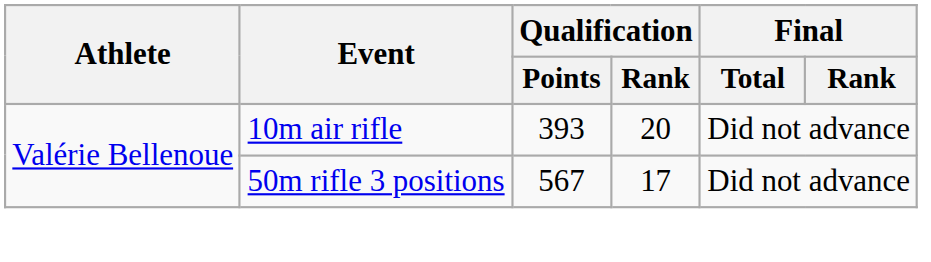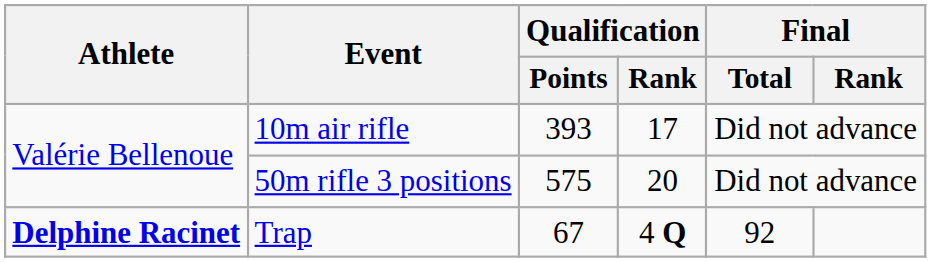(656, 129) 20 -> (663, 129) 17
(562, 180) 567 -> (569, 180) 575
(656, 180) 17 -> (663, 180) 20
+ row: (283, 231)
